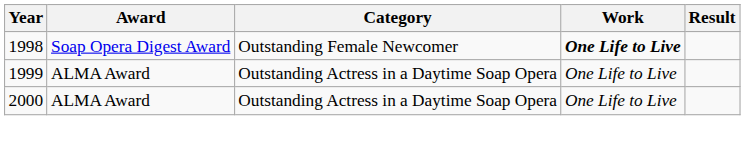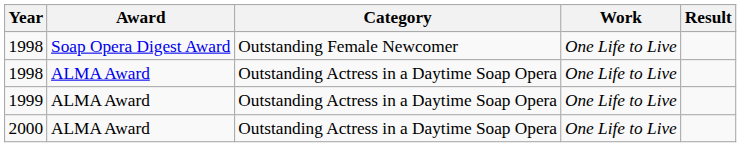(623, 45) bold -> (621, 45) normal
+ row: (26, 73)
